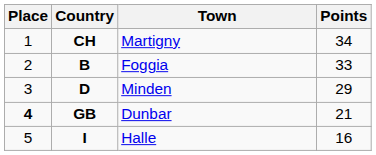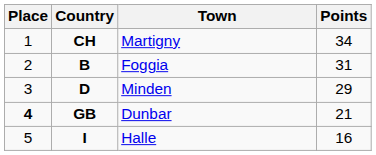(344, 65) 33 -> (344, 65) 31
